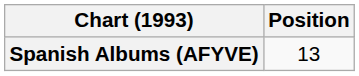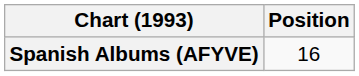(309, 53) 13 -> (309, 53) 16
